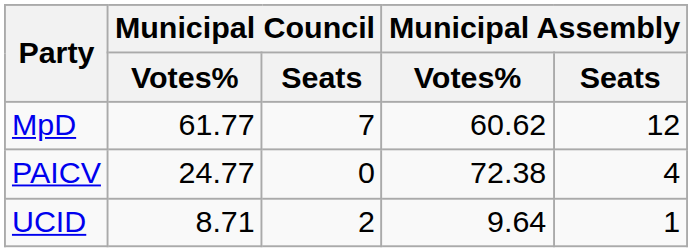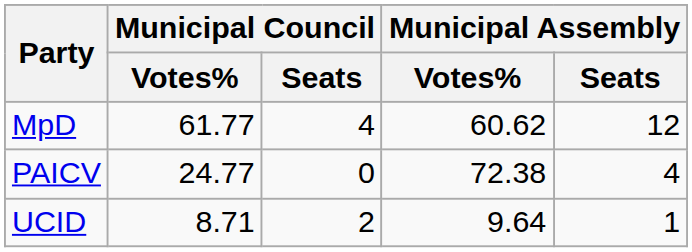(367, 125) 7 -> (367, 125) 4
